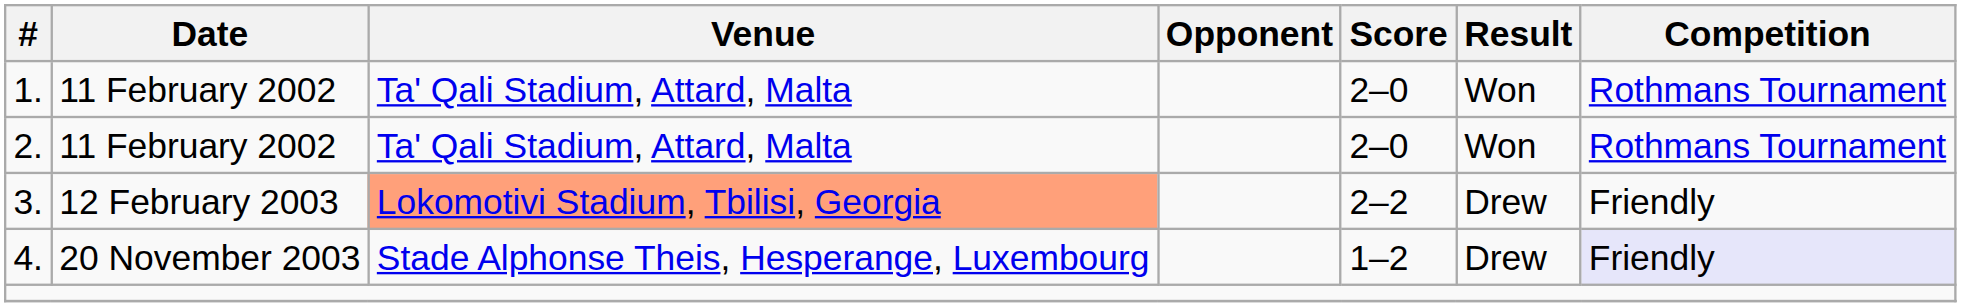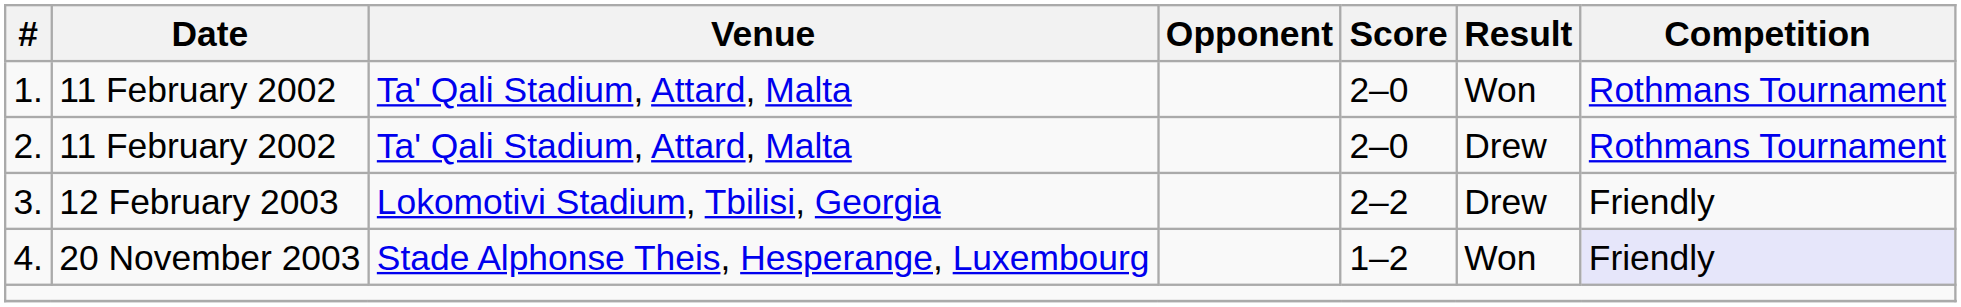(1500, 146) Won -> (1506, 146) Drew
(659, 202) lightsalmon background -> (659, 202) no background
(1506, 258) Drew -> (1500, 258) Won
